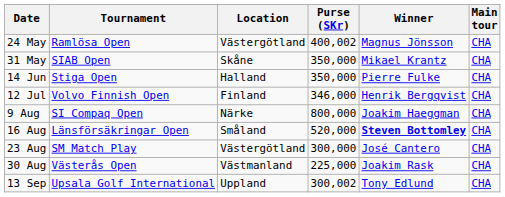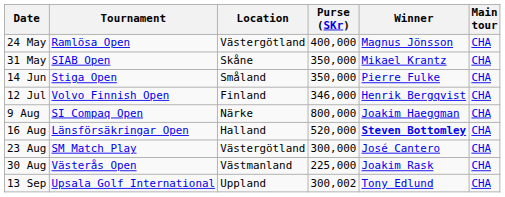(333, 43) 400,002 -> (333, 43) 400,000
(243, 79) Halland -> (243, 79) Småland
(243, 131) Småland -> (243, 131) Halland
